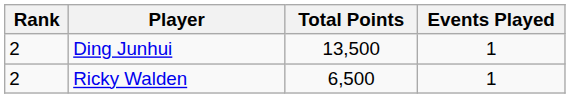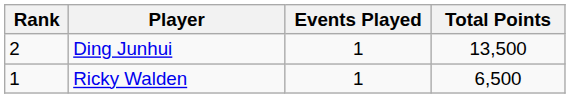columns swapped: (351, 19) <-> (491, 19)
(14, 78) 2 -> (14, 78) 1
